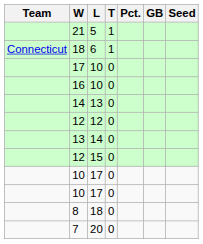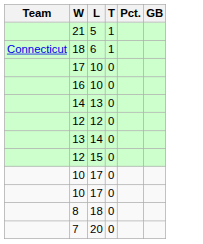- column: (182, 13)
